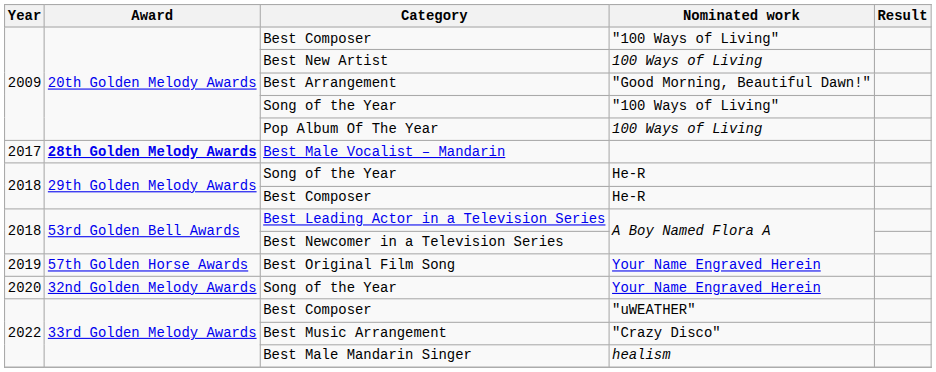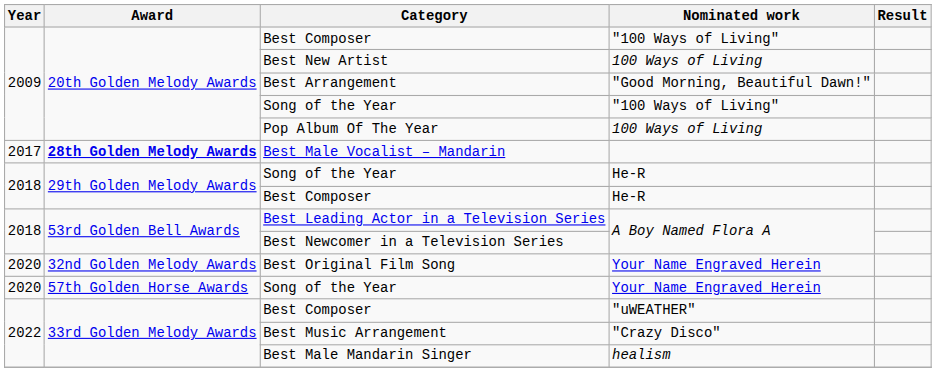(25, 265) 2019 -> (25, 265) 2020
(148, 265) 57th Golden Horse Awards -> (152, 265) 32nd Golden Melody Awards
(152, 288) 32nd Golden Melody Awards -> (148, 288) 57th Golden Horse Awards
